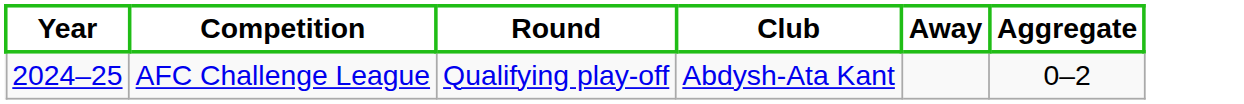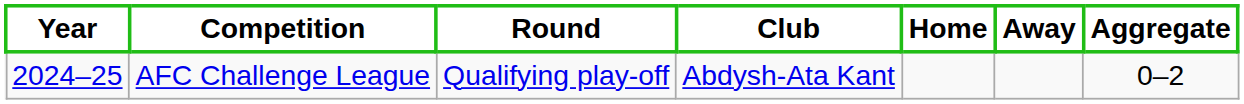+ column: (948, 28)
